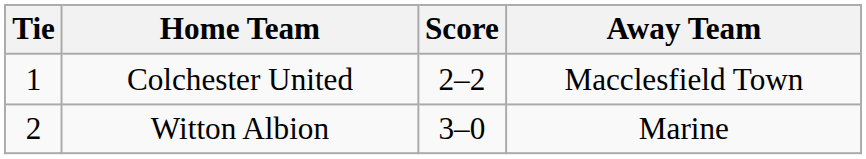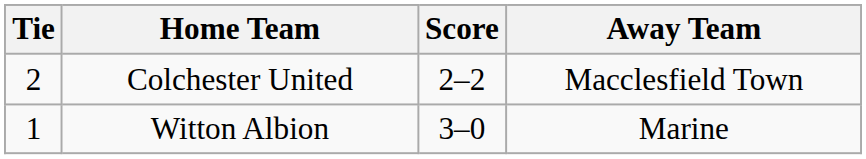(34, 78) 1 -> (34, 78) 2
(34, 128) 2 -> (34, 128) 1
